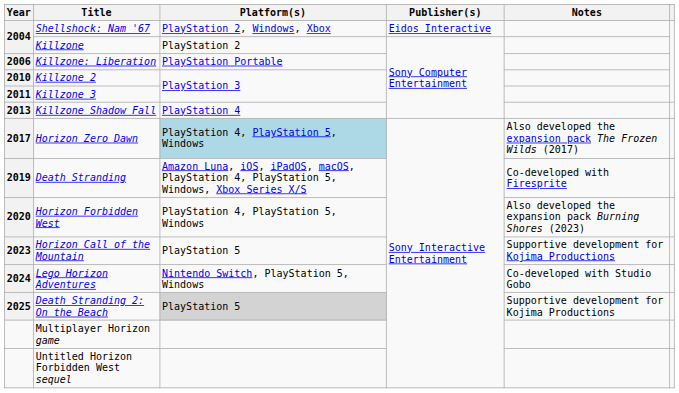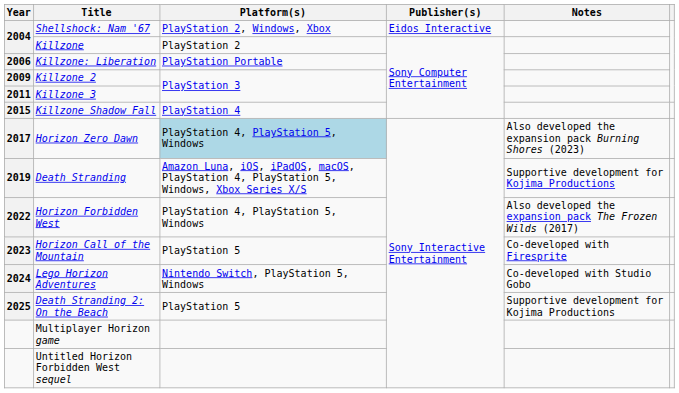(19, 78) 2010 -> (19, 78) 2009
(19, 110) 2013 -> (19, 110) 2015
(582, 138) Also developed the expansion pack The Frozen Wilds (2017) -> (573, 138) Also developed the expansion pack Burning Shores (2023)
(558, 178) Co-developed with Firesprite -> (585, 178) Supportive development for Kojima Productions
(19, 217) 2020 -> (19, 217) 2022
(573, 217) Also developed the expansion pack Burning Shores (2023) -> (582, 217) Also developed the expansion pack The Frozen Wilds (2017)
(585, 251) Supportive development for Kojima Productions -> (558, 251) Co-developed with Firesprite
(201, 306) lightgrey background -> (201, 306) no background
